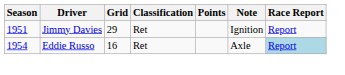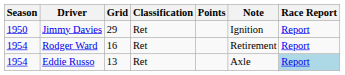(17, 29) 1951 -> (17, 29) 1950
+ row: (70, 45)
(112, 45) 16 -> (112, 62) 13
